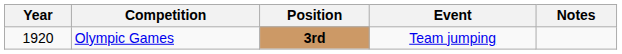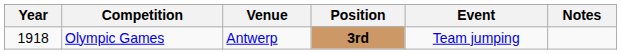+ column: (267, 16)
(38, 38) 1920 -> (33, 38) 1918
